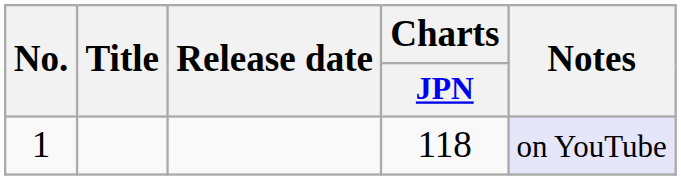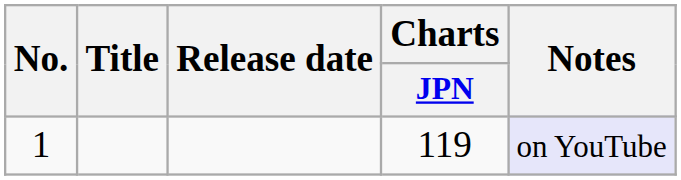(445, 144) 118 -> (445, 144) 119
